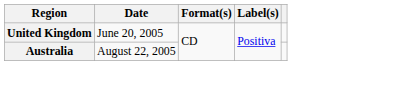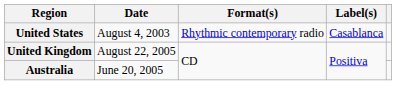+ row: (49, 32)
(130, 32) June 20, 2005 -> (136, 51) August 22, 2005
(136, 51) August 22, 2005 -> (130, 70) June 20, 2005
